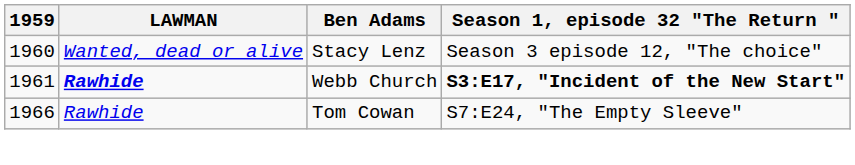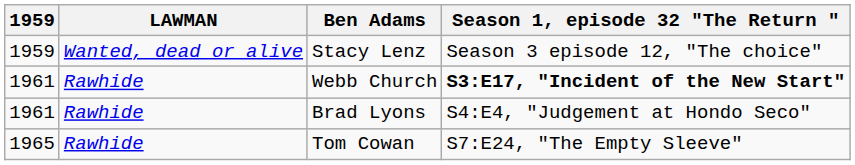(32, 51) 1960 -> (32, 51) 1959
(104, 82) bold -> (104, 82) normal
+ row: (369, 113)
(32, 113) 1966 -> (32, 144) 1965
